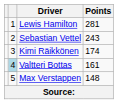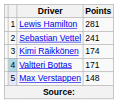(92, 38) 243 -> (92, 38) 241
(92, 65) 161 -> (92, 65) 171
(13, 78) no background -> (13, 78) lavender background
